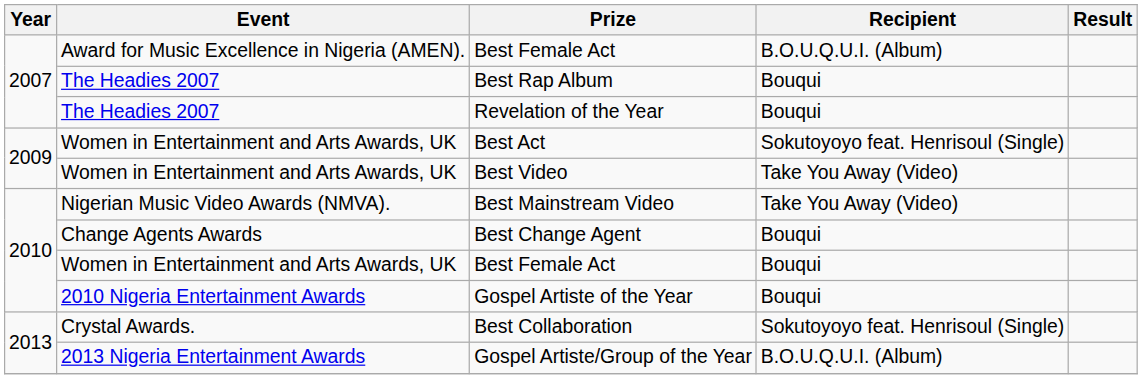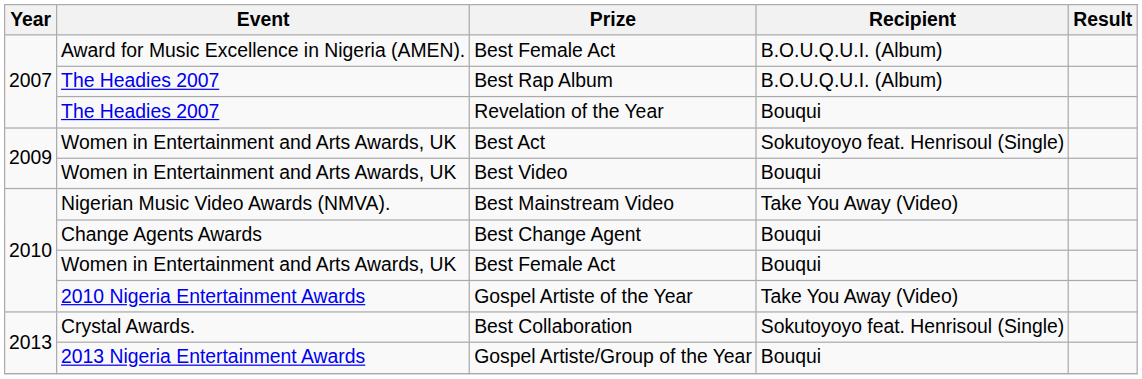(791, 81) Bouqui -> (852, 81) B.O.U.Q.U.I. (Album)
(859, 173) Take You Away (Video) -> (791, 173) Bouqui
(791, 296) Bouqui -> (859, 296) Take You Away (Video)
(852, 357) B.O.U.Q.U.I. (Album) -> (791, 357) Bouqui
